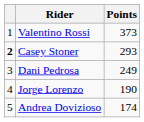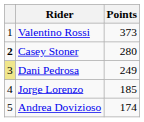(128, 51) 293 -> (128, 51) 280
(10, 70) no background -> (10, 70) khaki background
(128, 89) 190 -> (128, 89) 185
